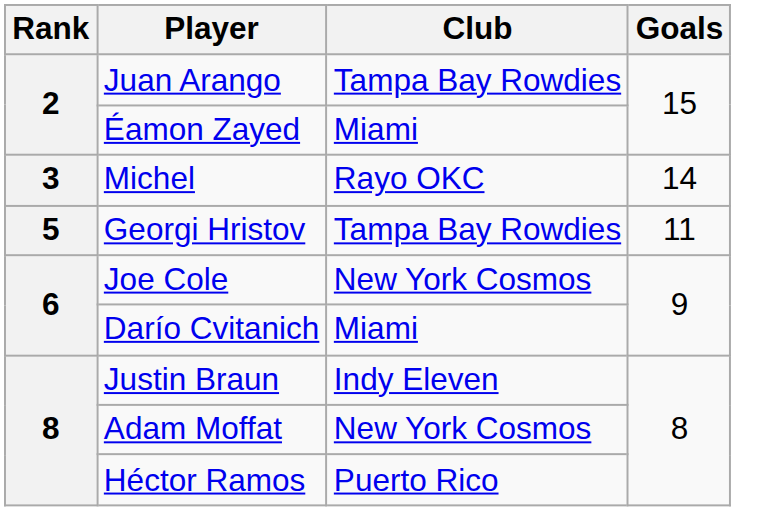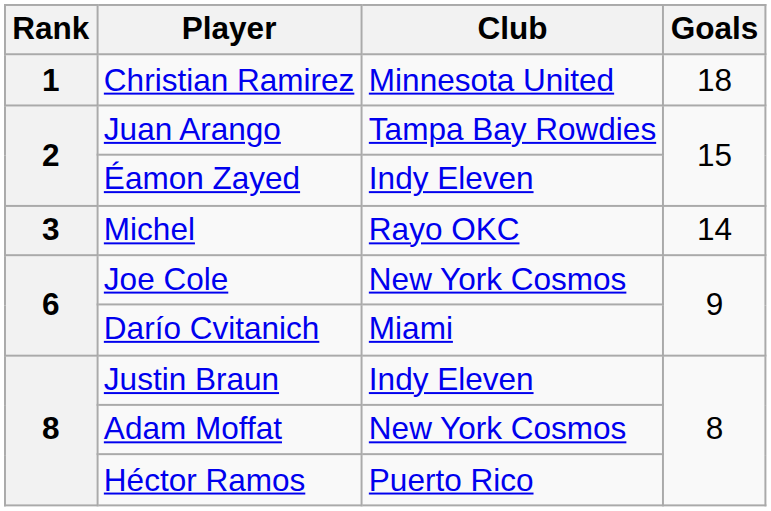+ row: (229, 79)
(376, 129) Miami -> (451, 179) Indy Eleven
- row: (205, 229)
